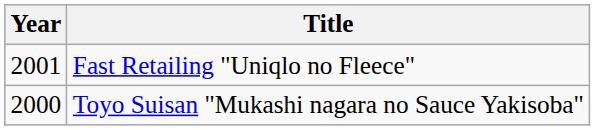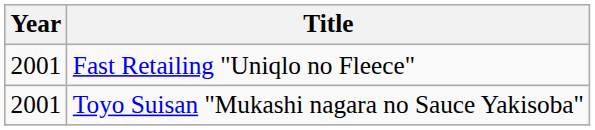(36, 104) 2000 -> (36, 104) 2001
